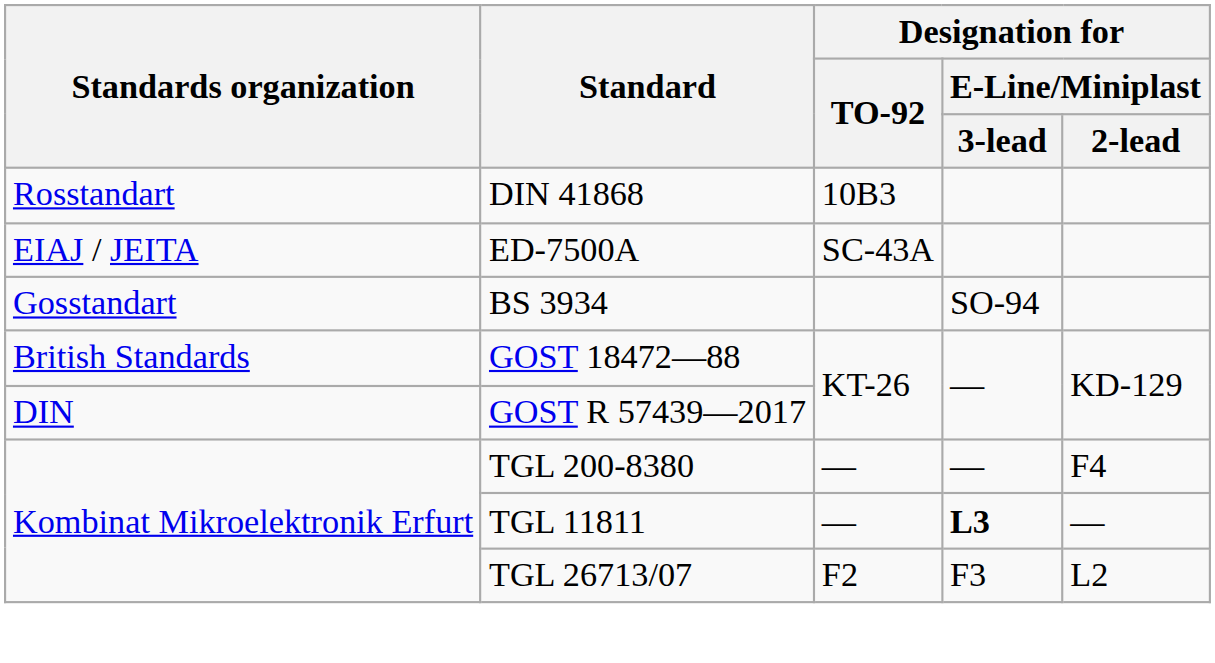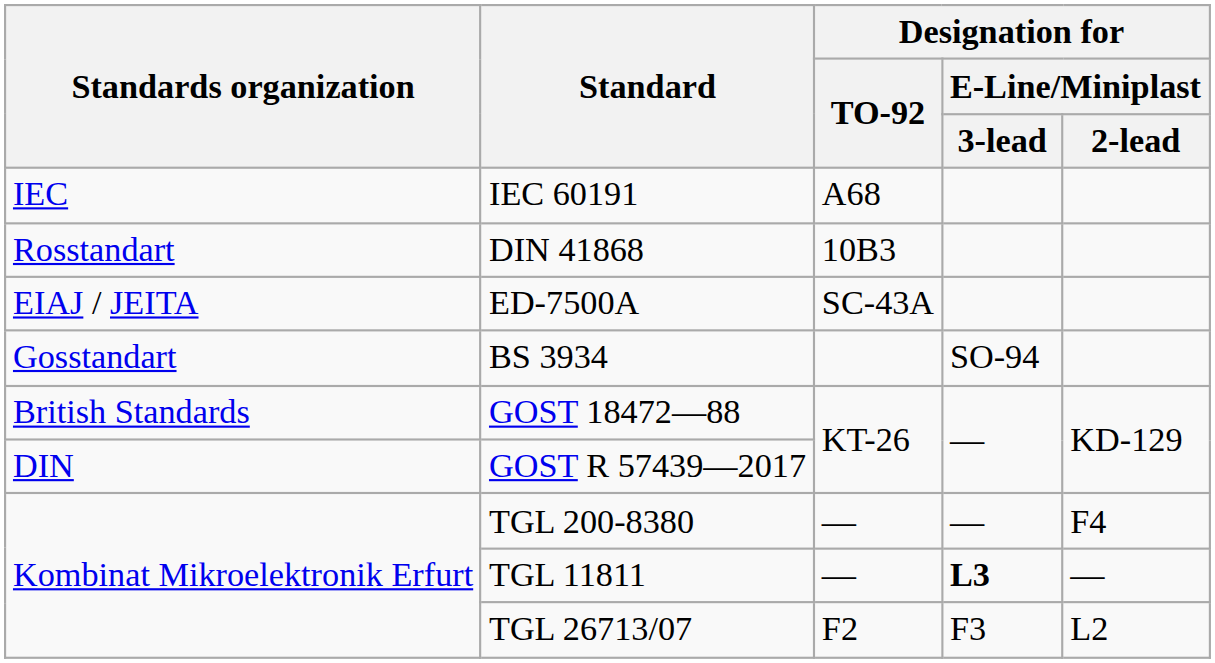+ row: (564, 194)
